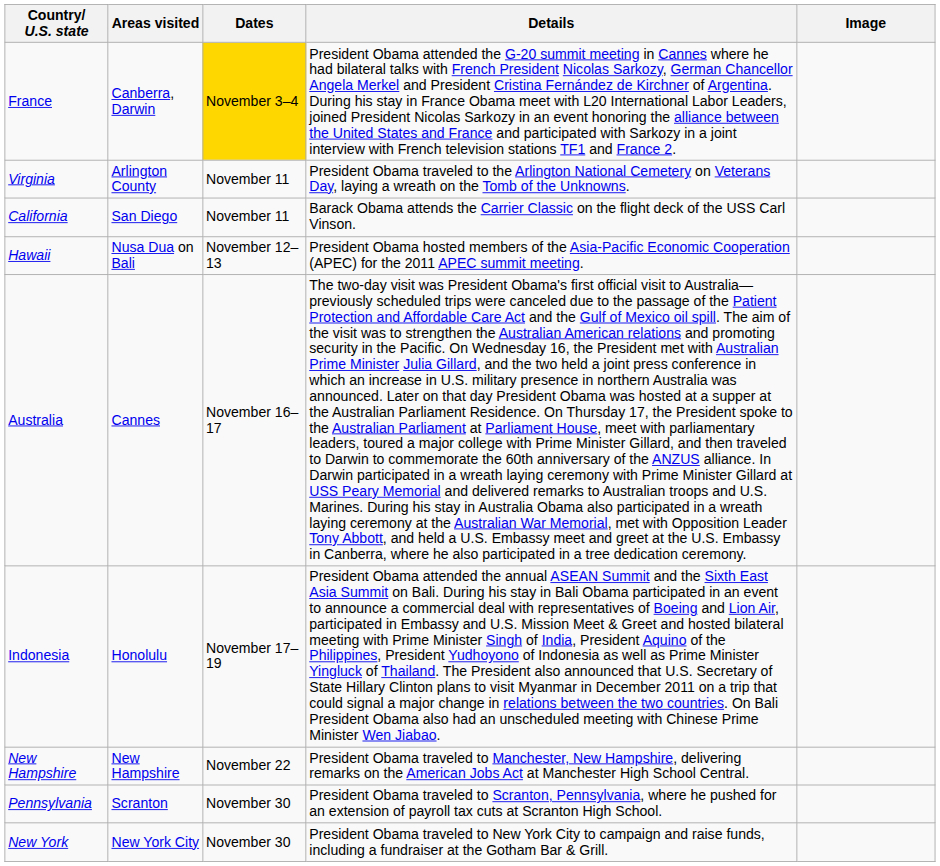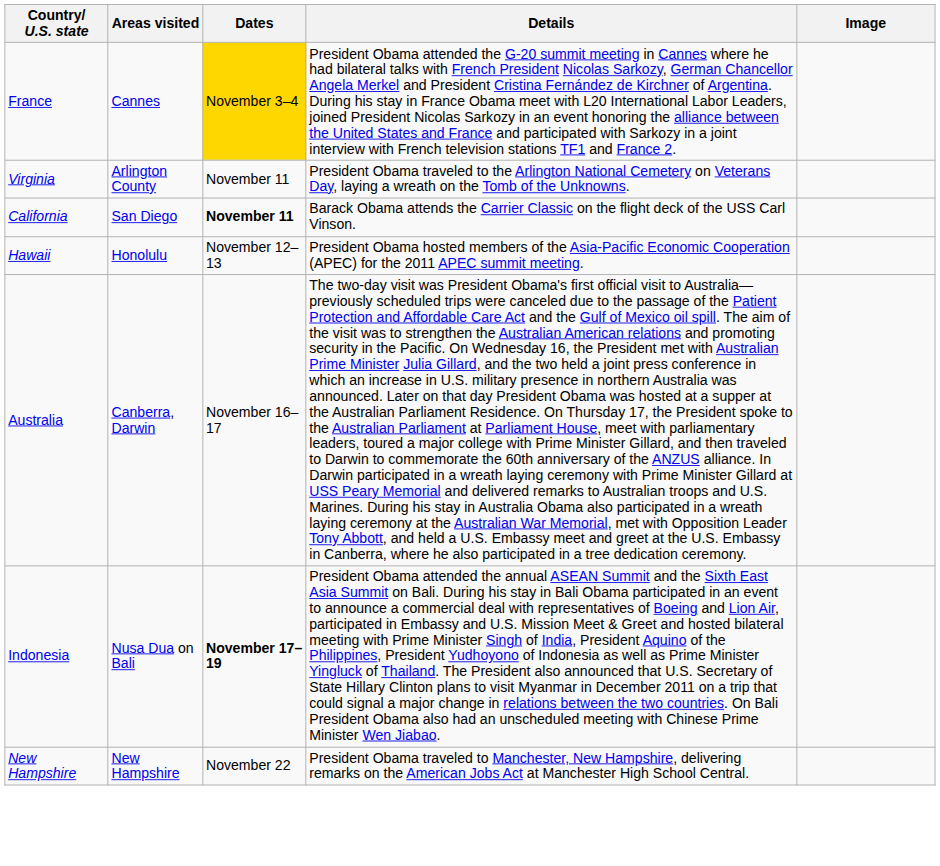(143, 101) Canberra, Darwin -> (136, 101) Cannes
(248, 217) normal -> (250, 217) bold
(153, 255) Nusa Dua on Bali -> (139, 255) Honolulu
(136, 420) Cannes -> (143, 420) Canberra, Darwin
(139, 656) Honolulu -> (153, 656) Nusa Dua on Bali
(252, 656) normal -> (254, 656) bold
- row: (50, 804)
- row: (38, 842)
